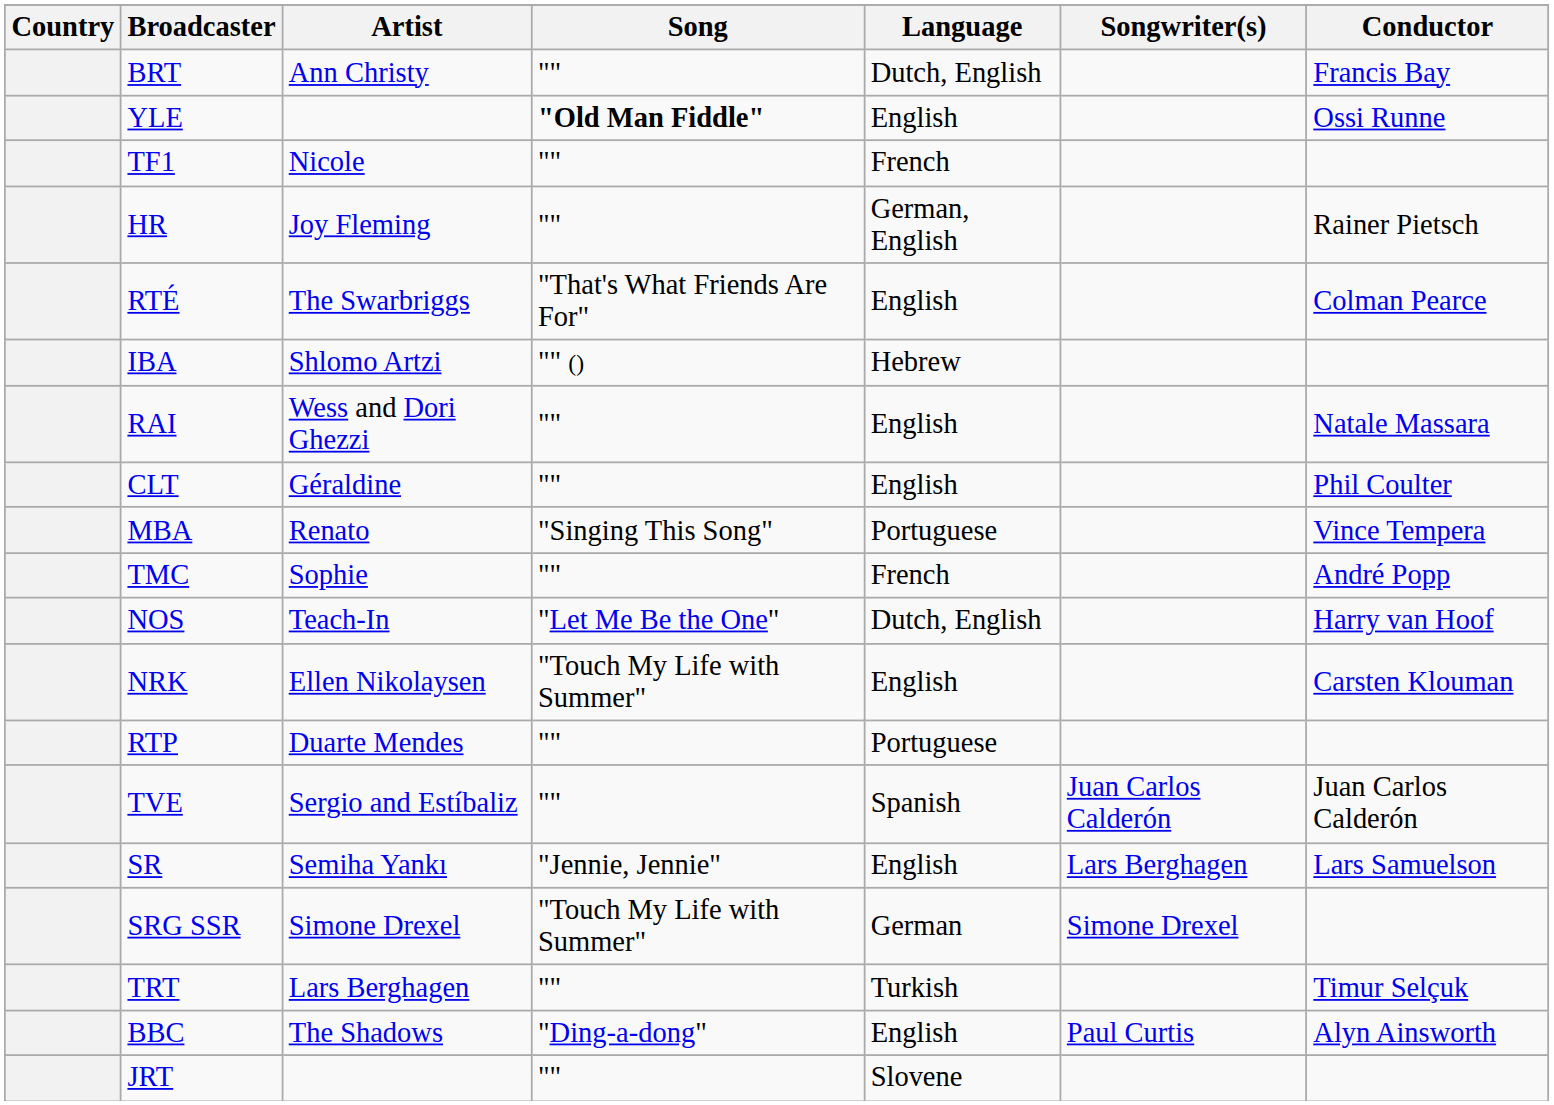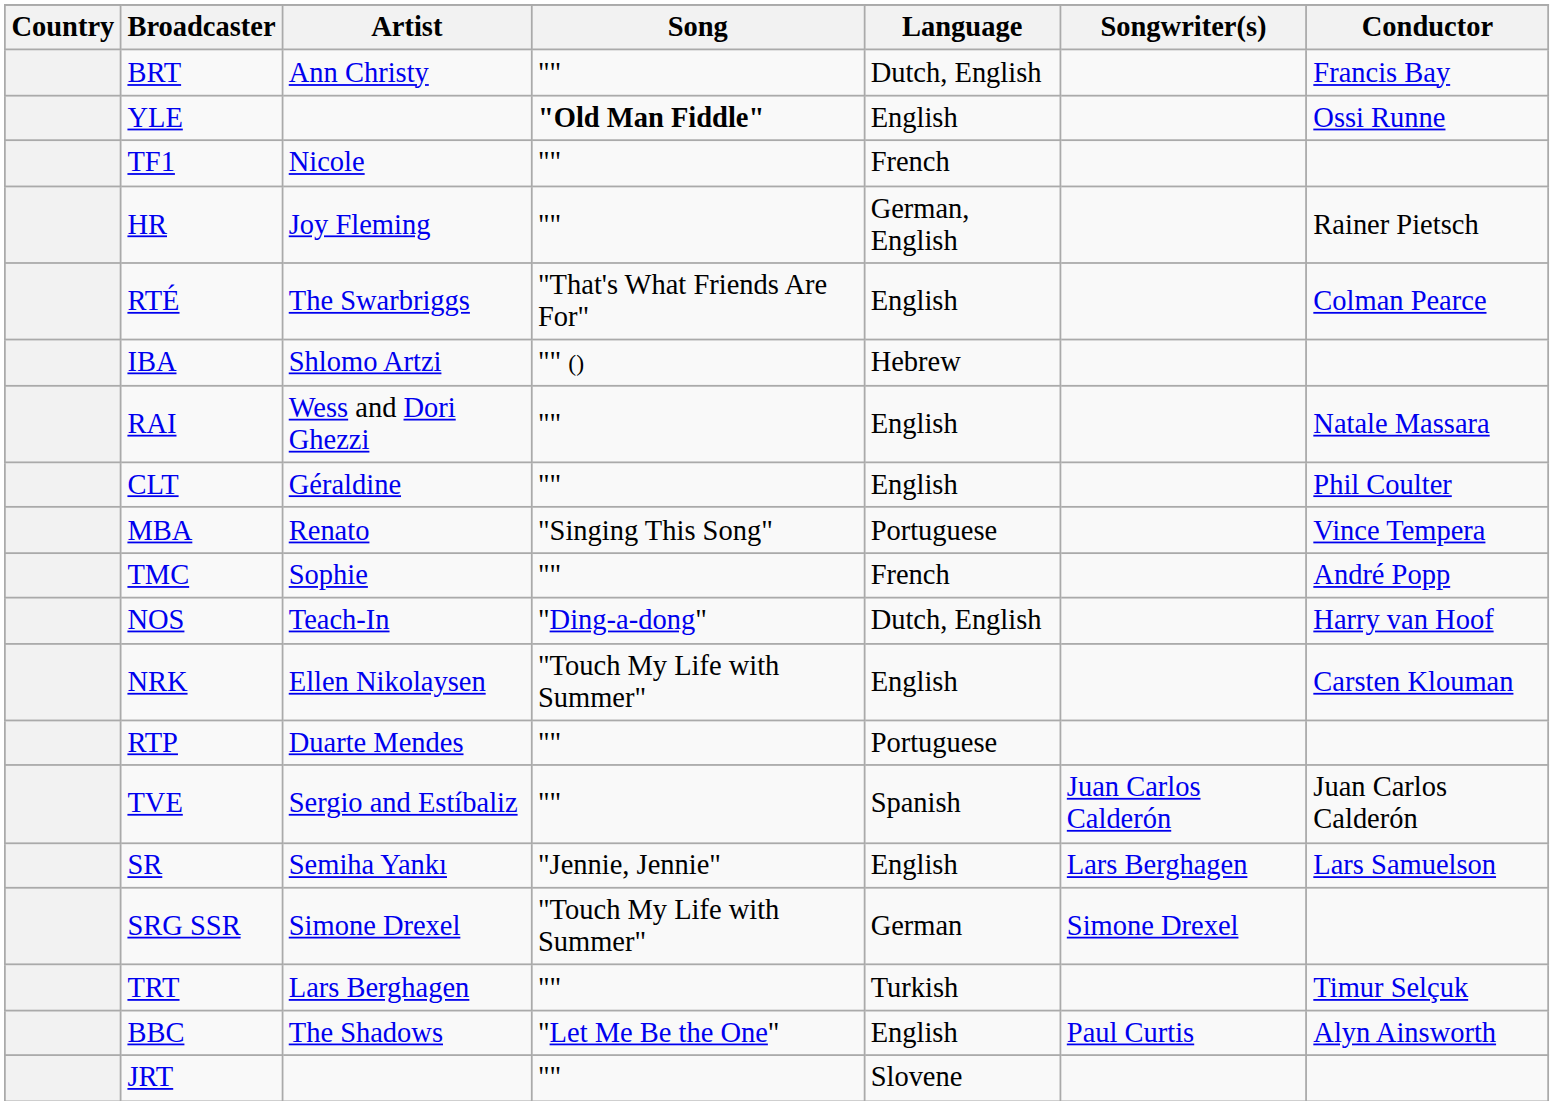(659, 620) "Let Me Be the One" -> (622, 620) "Ding-a-dong"
(622, 1032) "Ding-a-dong" -> (659, 1032) "Let Me Be the One"
